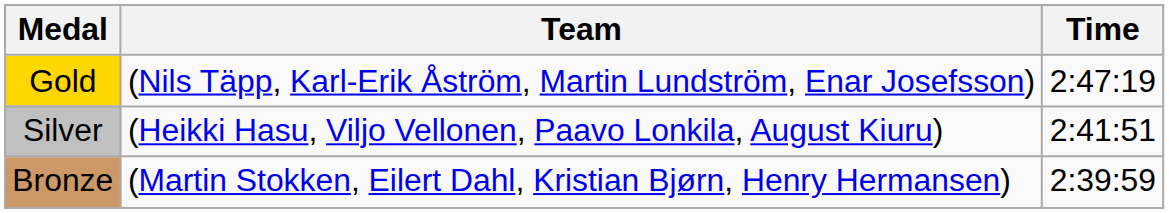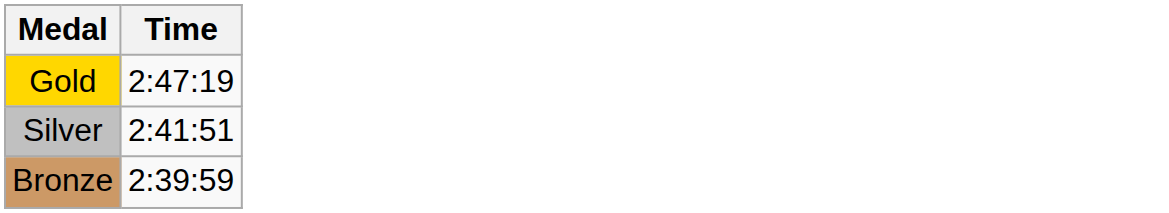- column: (581, 29)
